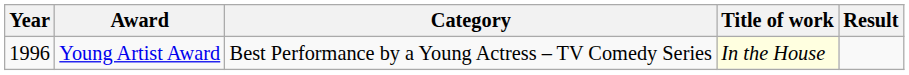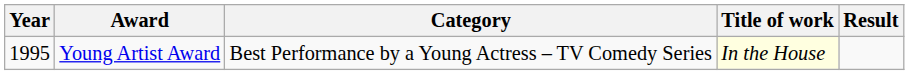(30, 52) 1996 -> (30, 52) 1995
